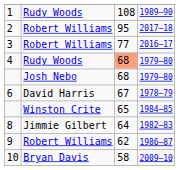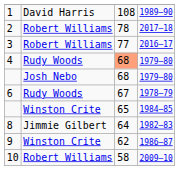(53, 12) Rudy Woods -> (59, 12) David Harris
(123, 29) 95 -> (123, 29) 78
(59, 93) David Harris -> (53, 93) Rudy Woods
(68, 141) Robert Williams -> (62, 141) Winston Crite
(56, 157) Bryan Davis -> (68, 157) Robert Williams
